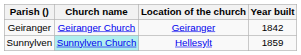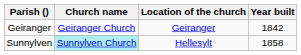(273, 43) 1859 -> (273, 43) 1858
